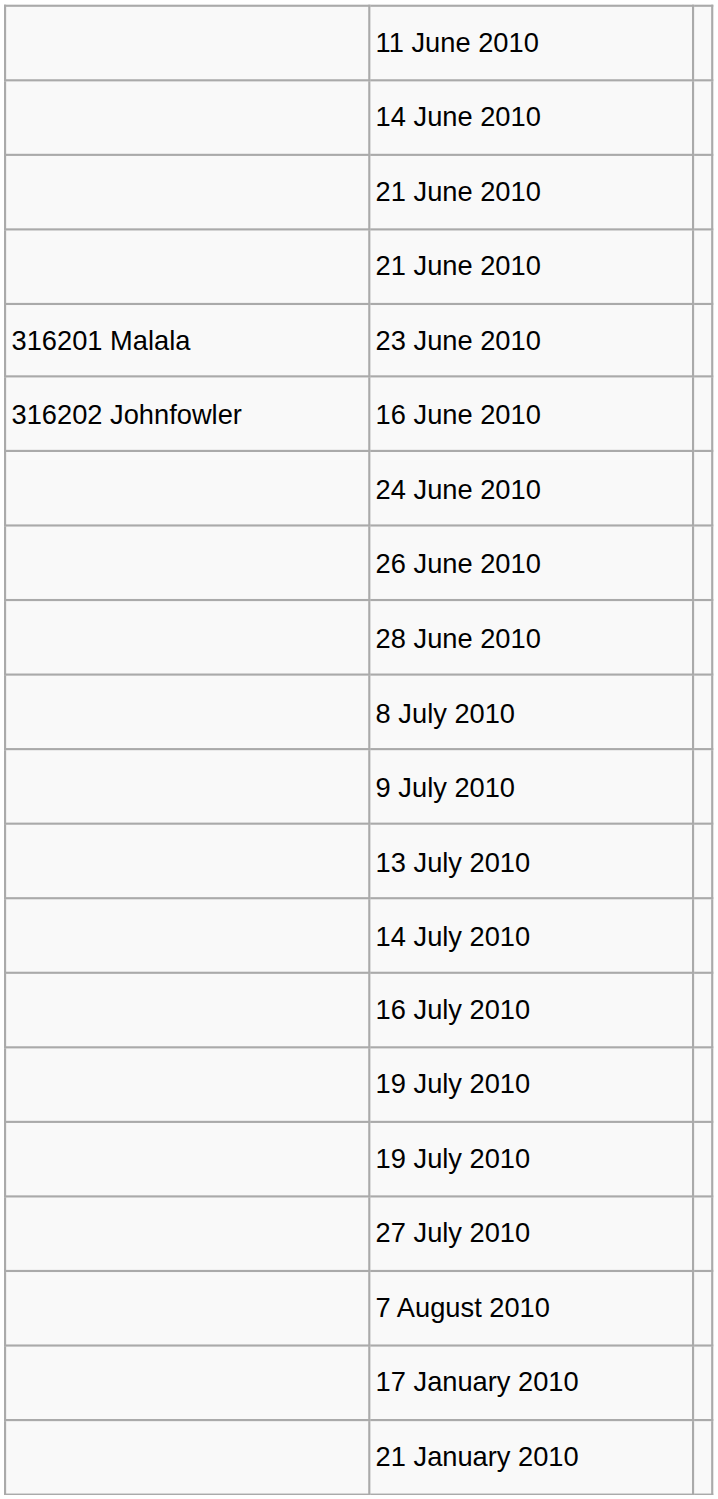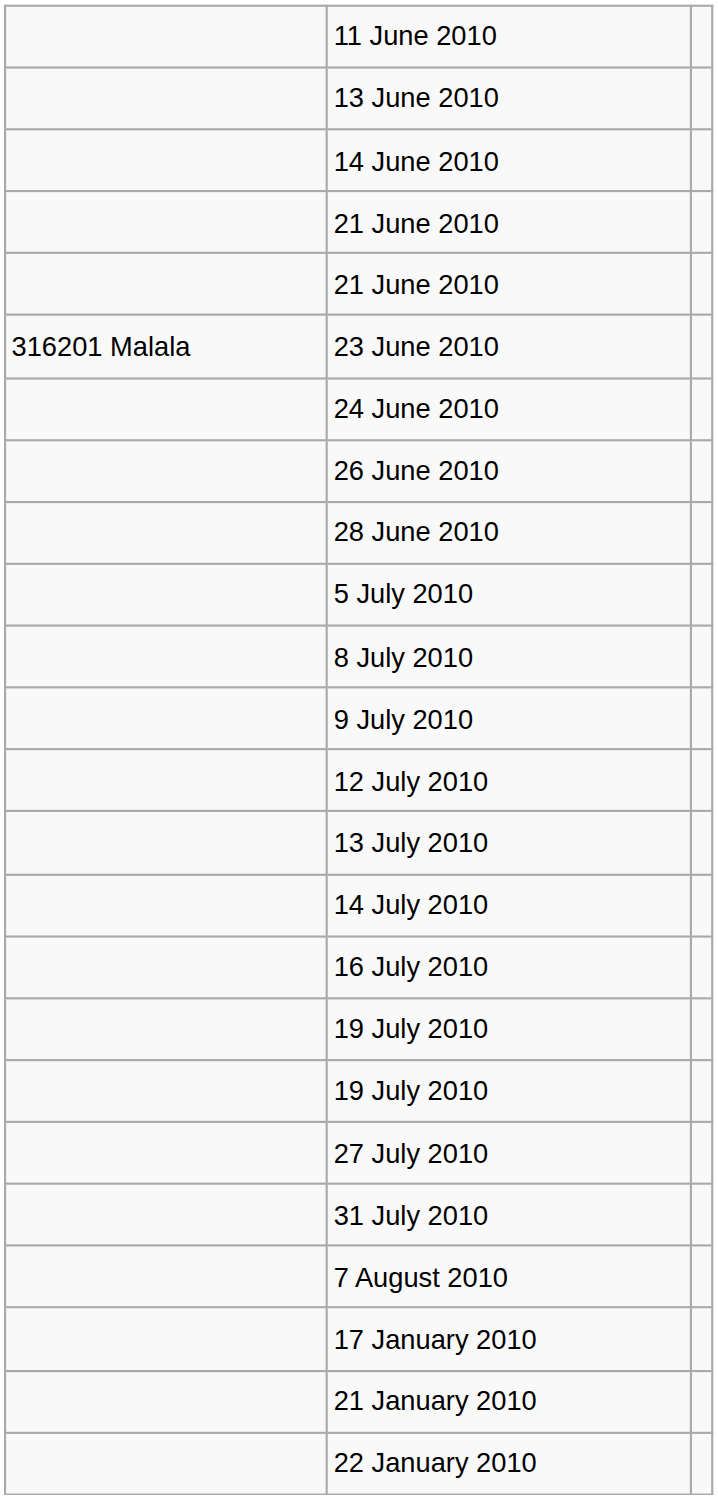+ row: (166, 98)
- row: (127, 415)
+ row: (166, 595)
+ row: (166, 781)
+ row: (166, 1215)
+ row: (166, 1463)
